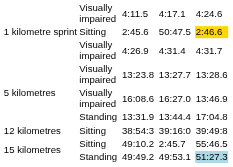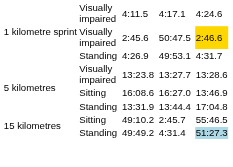(93, 32) Sitting -> (98, 37) Visually impaired
(98, 50) Visually impaired -> (98, 56) Standing
(172, 51) 4:31.4 -> (175, 56) 49:53.1
(98, 99) Visually impaired -> (93, 93) Sitting
- row: (138, 130)
(175, 157) 49:53.1 -> (172, 133) 4:31.4
